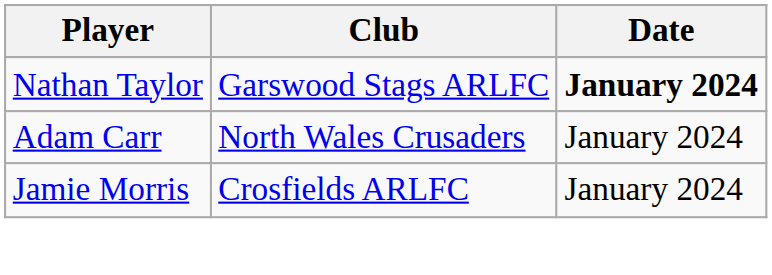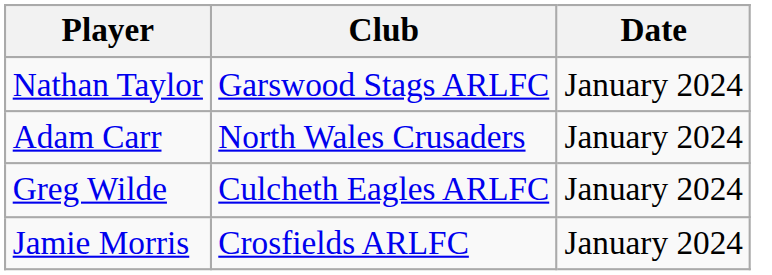(661, 83) bold -> (654, 83) normal
+ row: (90, 189)
